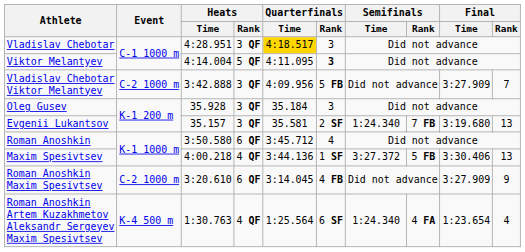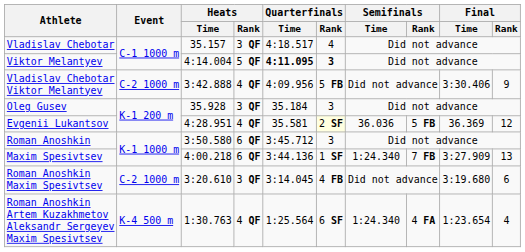(208, 45) 4:28.951 -> (208, 45) 35.157
(290, 45) gold background -> (290, 45) no background
(331, 45) 3 -> (331, 45) 4
(290, 62) normal -> (290, 62) bold
(249, 84) 3 QF -> (249, 84) 4 QF
(466, 84) 3:27.909 -> (466, 84) 3:30.406
(506, 84) 7 -> (506, 84) 9
(208, 124) 35.157 -> (208, 124) 4:28.951
(249, 124) 3 QF -> (249, 124) 4 QF
(331, 124) no background -> (331, 124) lightyellow background
(376, 124) 1:24.340 -> (376, 124) 36.036
(423, 124) 7 FB -> (423, 124) 5 FB
(466, 124) 3:19.680 -> (466, 124) 36.369
(506, 124) 13 -> (506, 124) 12
(331, 140) 4 -> (331, 140) 3
(249, 157) 4 QF -> (249, 157) 6 QF
(376, 157) 3:27.372 -> (376, 157) 1:24.340
(423, 157) 5 FB -> (423, 157) 7 FB
(466, 157) 3:30.406 -> (466, 157) 3:27.909
(249, 180) 6 QF -> (249, 180) 3 QF
(466, 180) 3:27.909 -> (466, 180) 3:19.680
(506, 180) 9 -> (506, 180) 6
